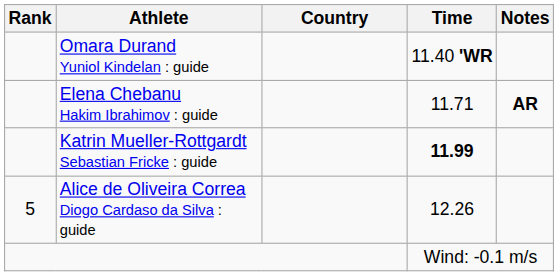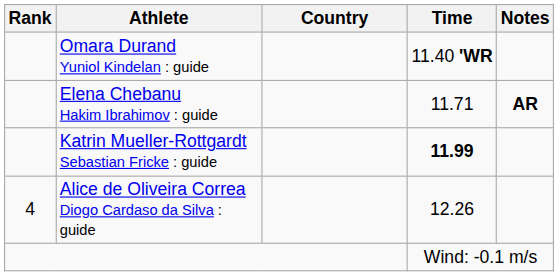(30, 209) 5 -> (30, 209) 4
